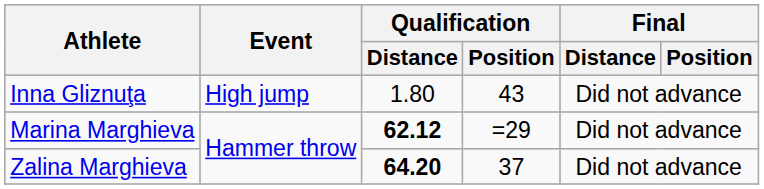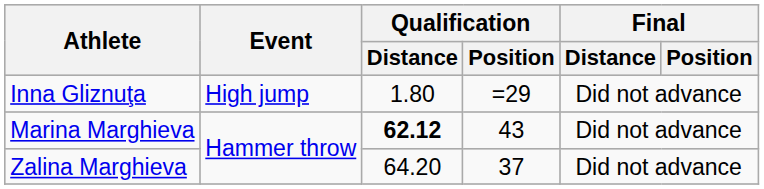(511, 94) 43 -> (511, 94) =29
(511, 131) =29 -> (511, 131) 43
(412, 167) bold -> (412, 167) normal
